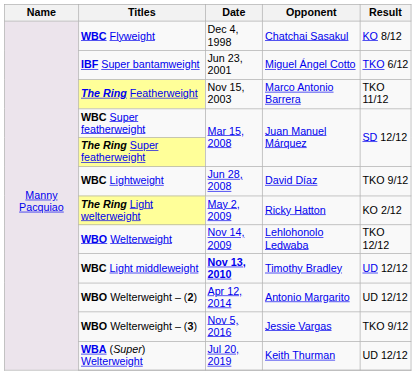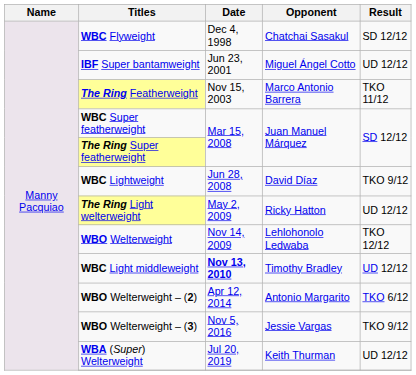(382, 36) KO 8/12 -> (385, 36) SD 12/12
(385, 65) TKO 6/12 -> (385, 65) UD 12/12
(382, 210) KO 2/12 -> (385, 210) UD 12/12
(385, 297) UD 12/12 -> (385, 297) TKO 6/12
